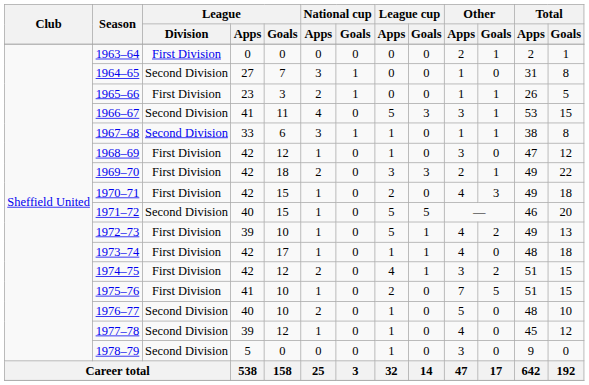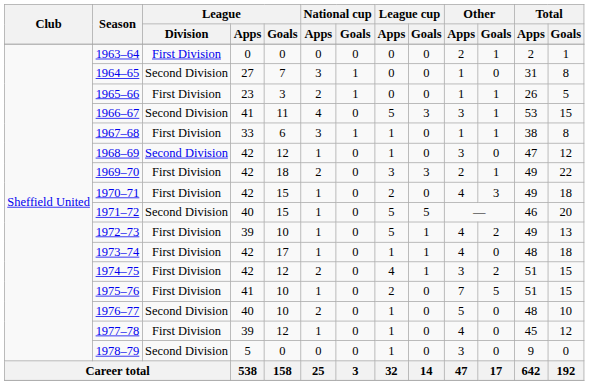(186, 133) Second Division -> (186, 133) First Division
(186, 152) First Division -> (186, 152) Second Division
(186, 331) Second Division -> (186, 331) First Division
